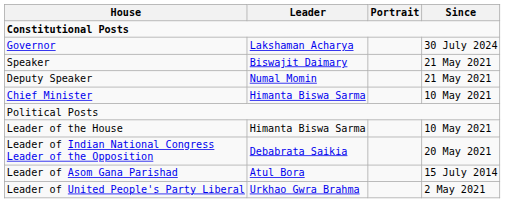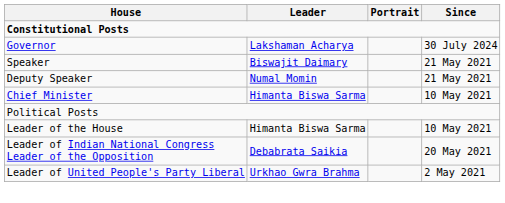- row: (92, 173)
